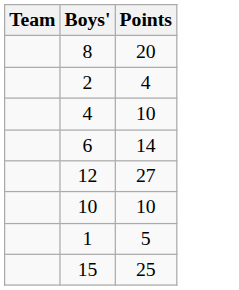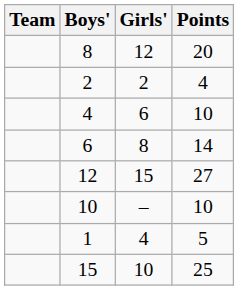+ column: (144, 20)
